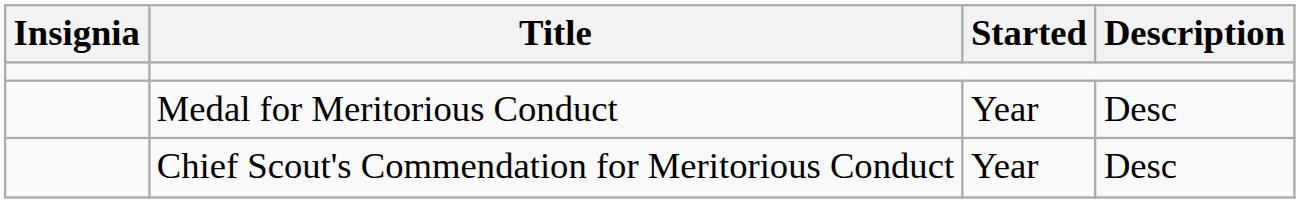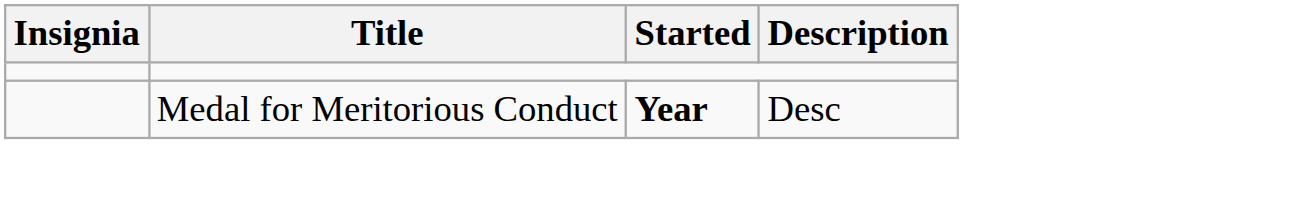(1005, 108) normal -> (671, 108) bold
- row: (555, 166)
